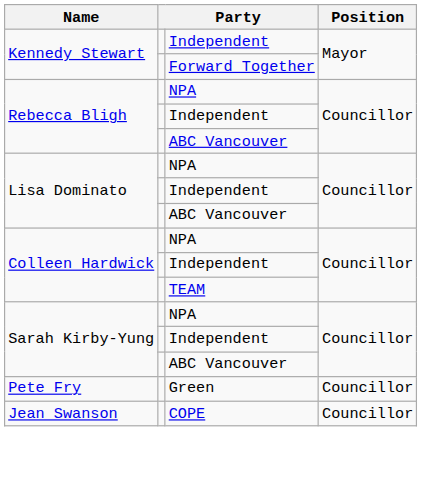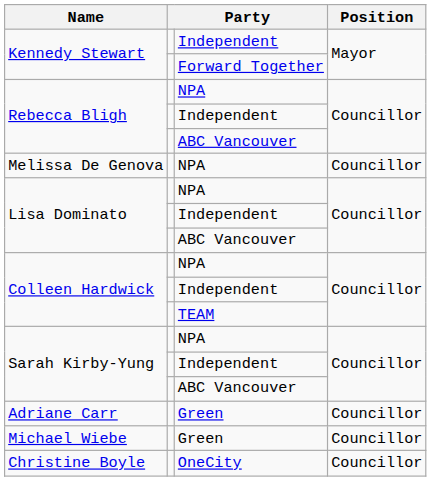+ row: (86, 166)
+ row: (63, 414)
- row: (45, 389)
+ row: (68, 438)
- row: (63, 414)
+ row: (77, 463)
